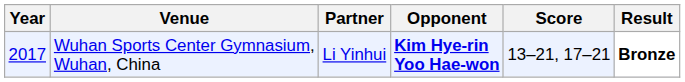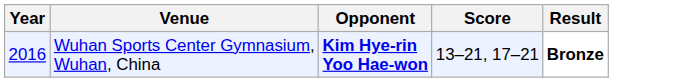- column: (354, 18)
(27, 54) 2017 -> (27, 54) 2016
